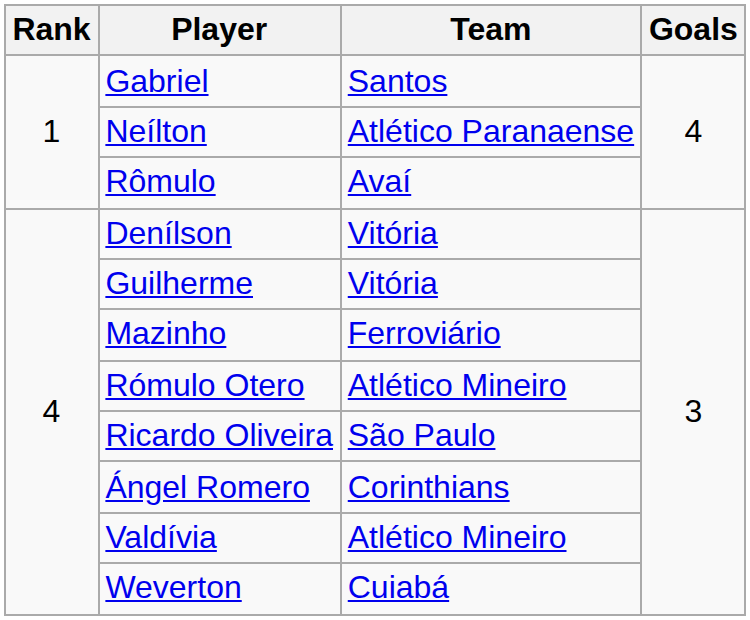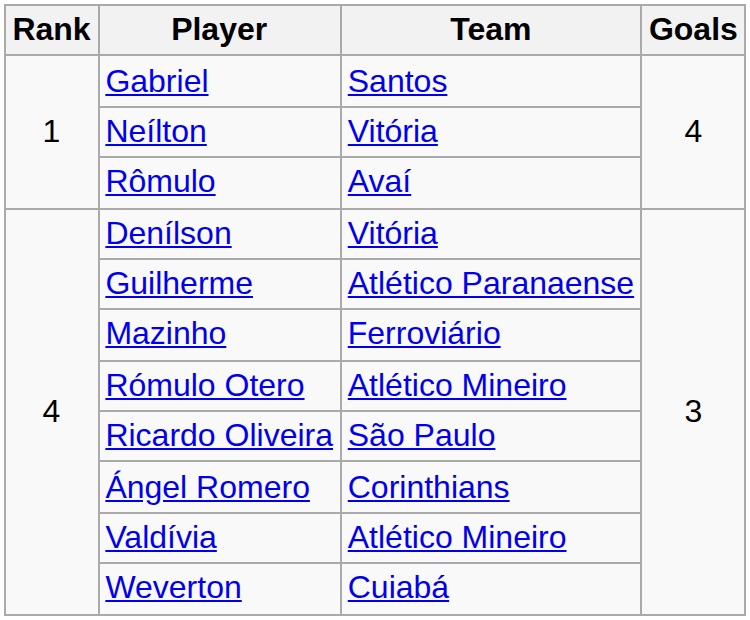(491, 131) Atlético Paranaense -> (393, 131) Vitória
(393, 283) Vitória -> (491, 283) Atlético Paranaense
